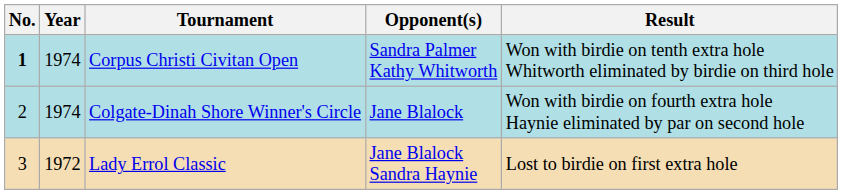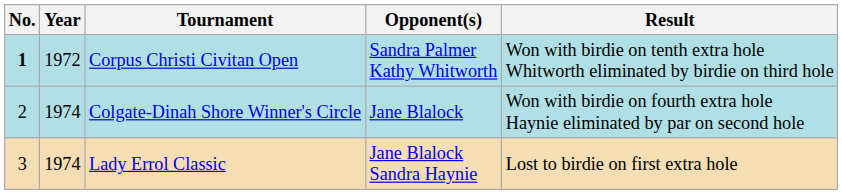(62, 60) 1974 -> (62, 60) 1972
(62, 163) 1972 -> (62, 163) 1974
